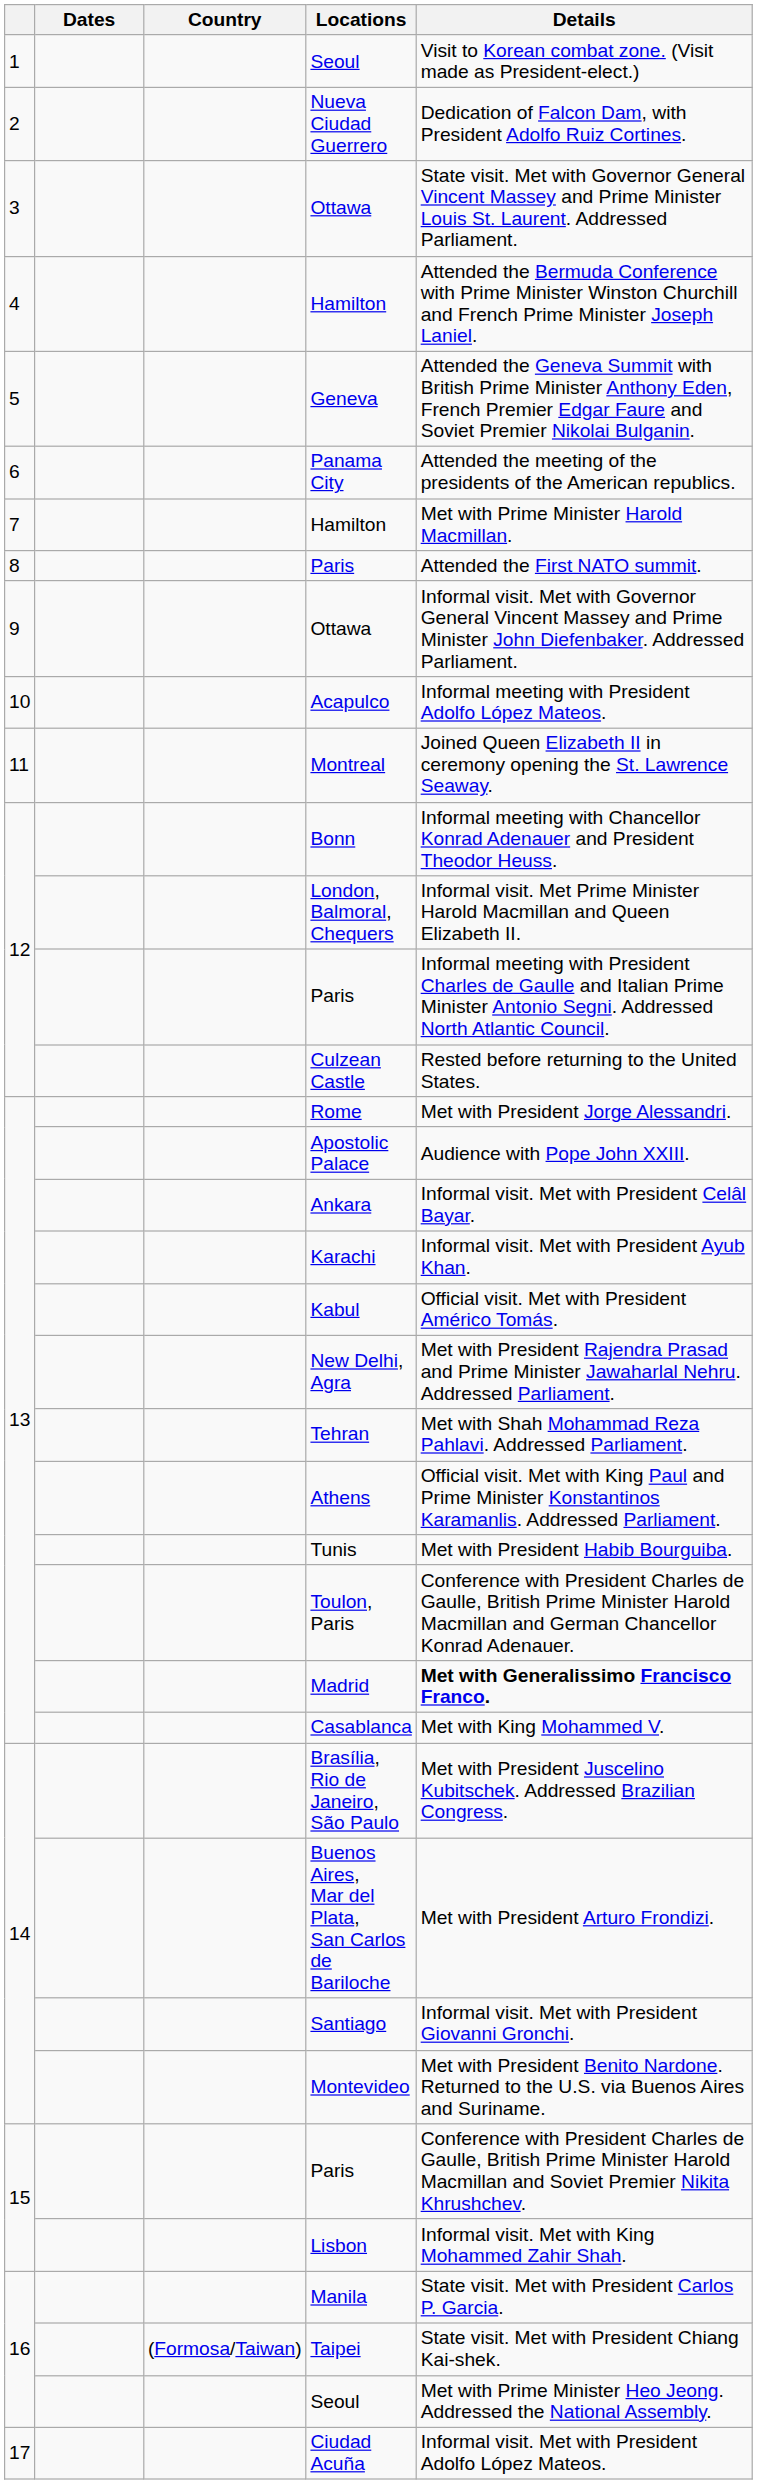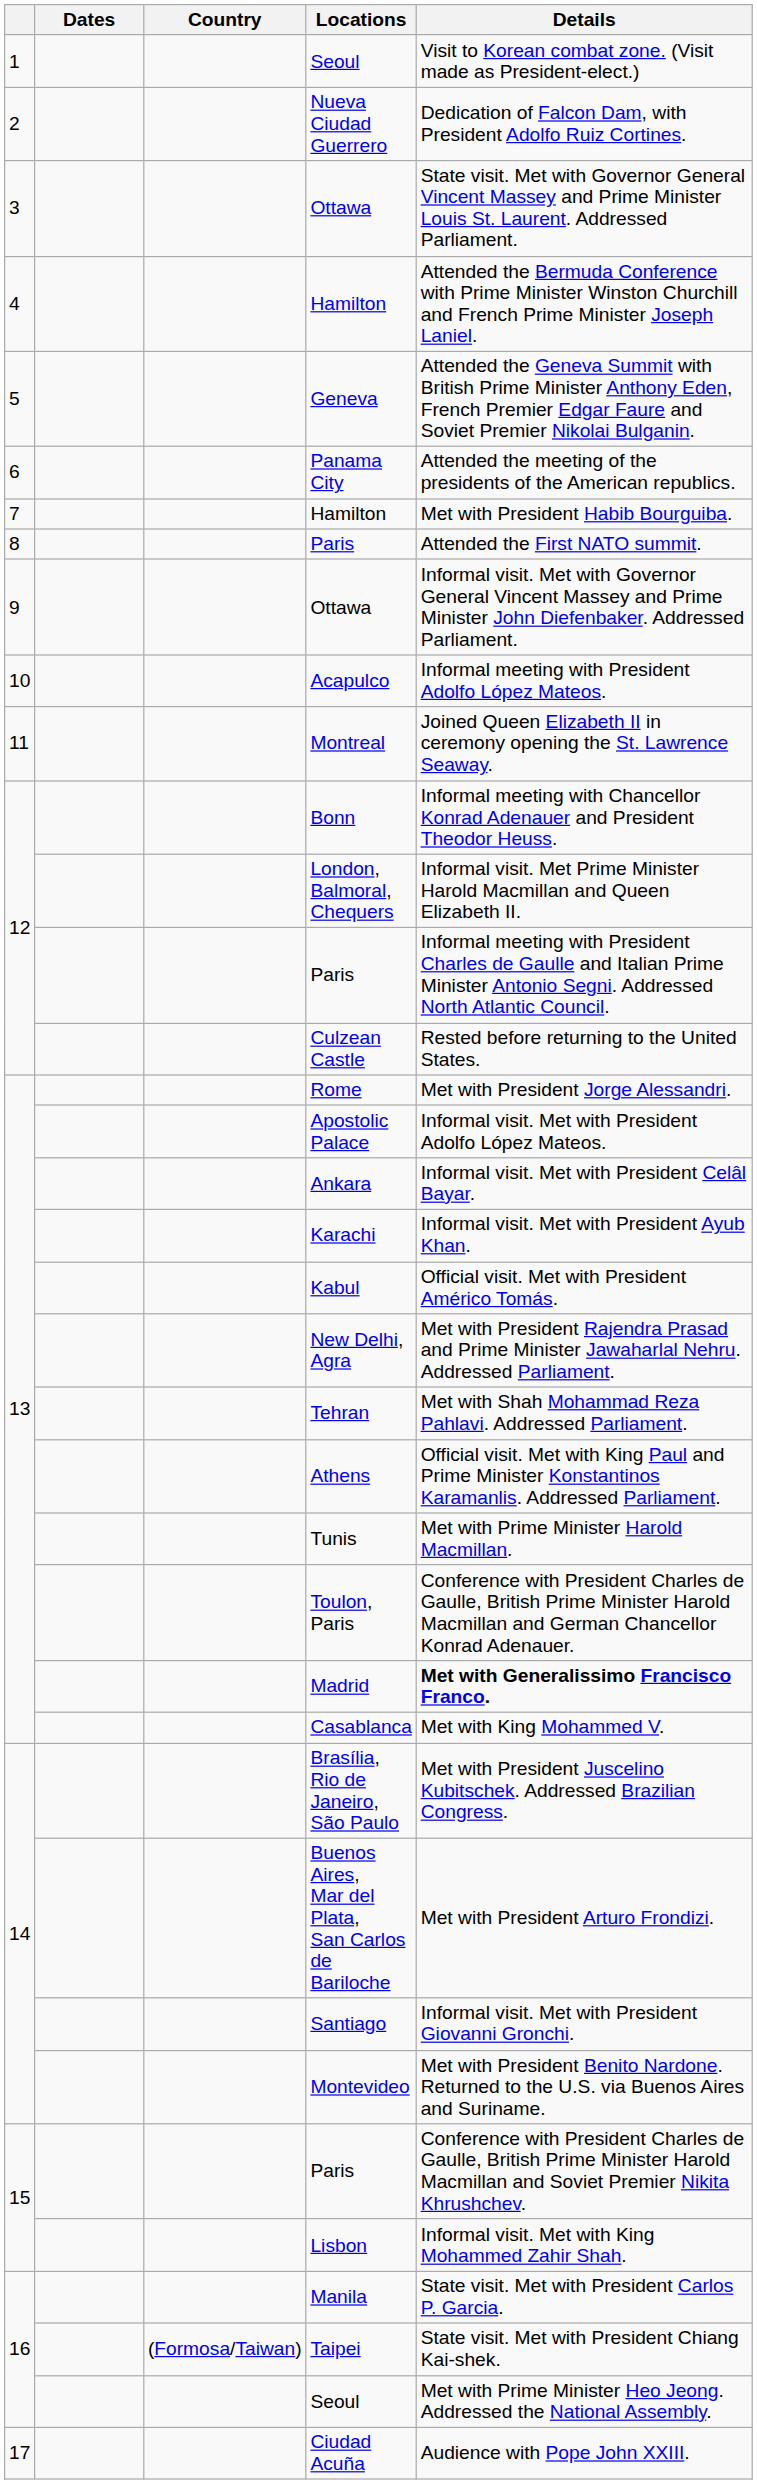(551, 524) Met with Prime Minister Harold Macmillan. -> (577, 513) Met with President Habib Bourguiba.
(555, 1152) Audience with Pope John XXIII. -> (559, 1131) Informal visit. Met with President Adolfo López Mateos.
(577, 1549) Met with President Habib Bourguiba. -> (551, 1538) Met with Prime Minister Harold Macmillan.
(559, 2453) Informal visit. Met with President Adolfo López Mateos. -> (555, 2453) Audience with Pope John XXIII.
